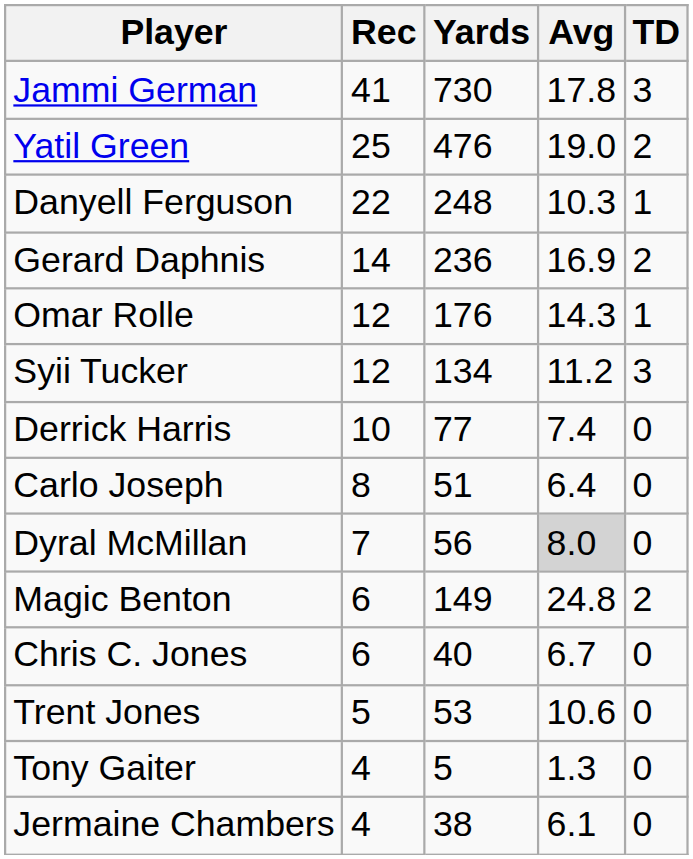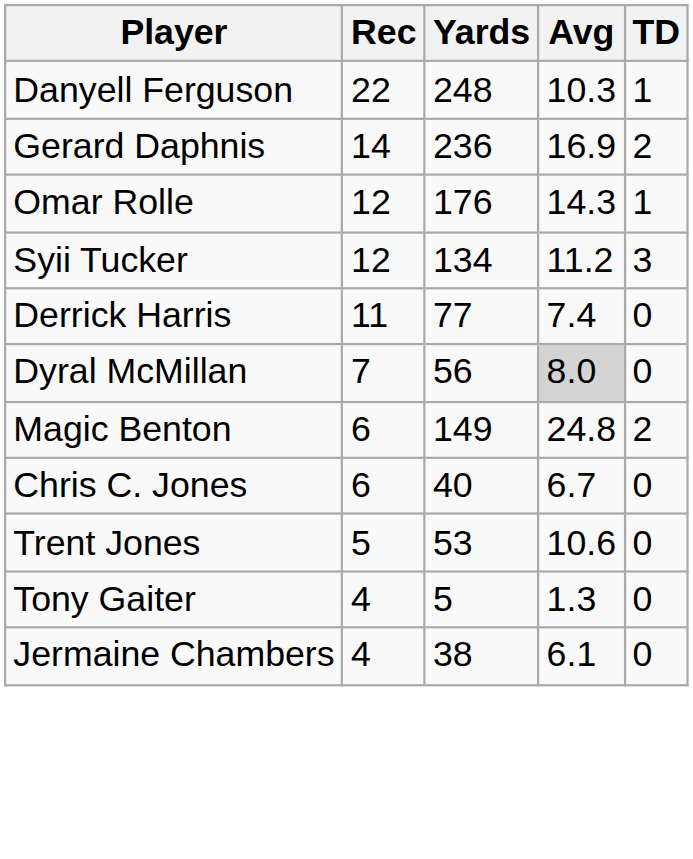- row: (135, 89)
- row: (101, 145)
(371, 428) 10 -> (370, 315) 11
- row: (118, 485)
